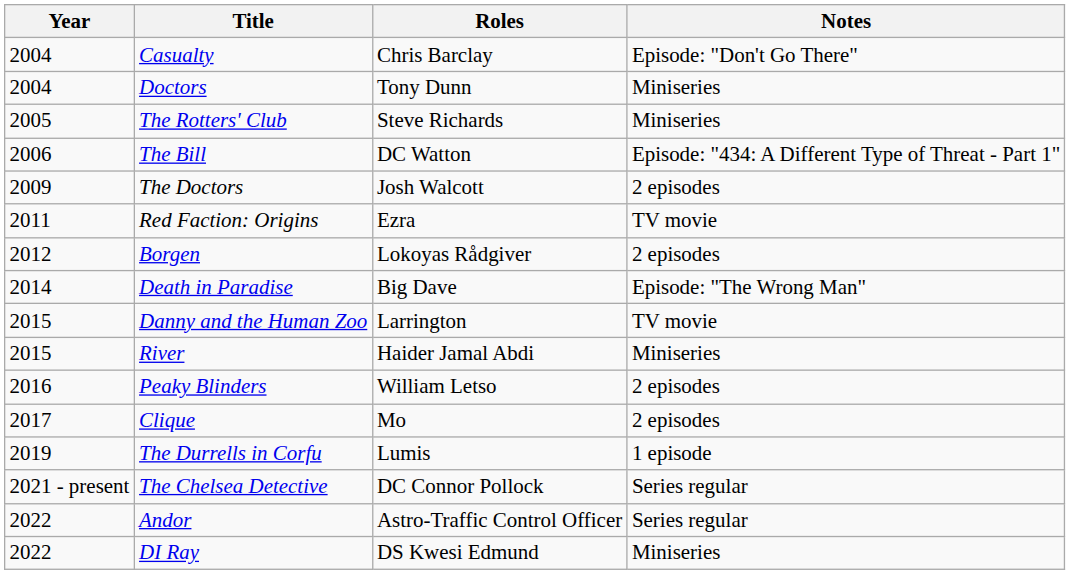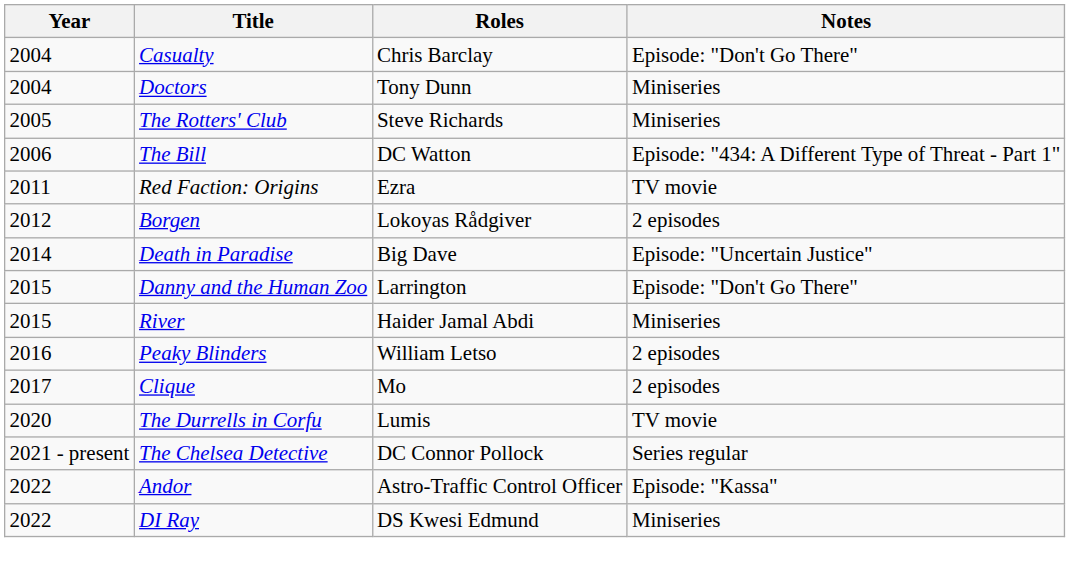- row: (191, 187)
(749, 287) Episode: "The Wrong Man" -> (752, 253) Episode: "Uncertain Justice"
(674, 320) TV movie -> (745, 287) Episode: "Don't Go There"
(30, 453) 2019 -> (30, 420) 2020
(672, 453) 1 episode -> (674, 420) TV movie
(690, 519) Series regular -> (705, 486) Episode: "Kassa"
